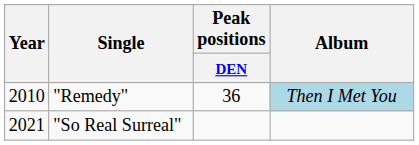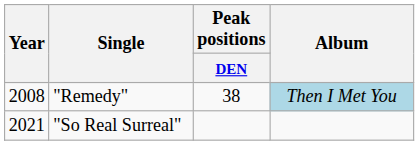(27, 96) 2010 -> (27, 96) 2008
(231, 96) 36 -> (231, 96) 38
